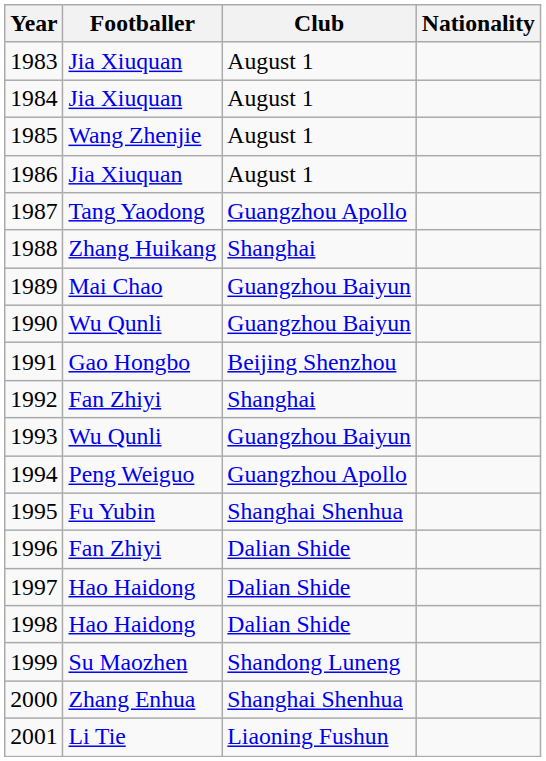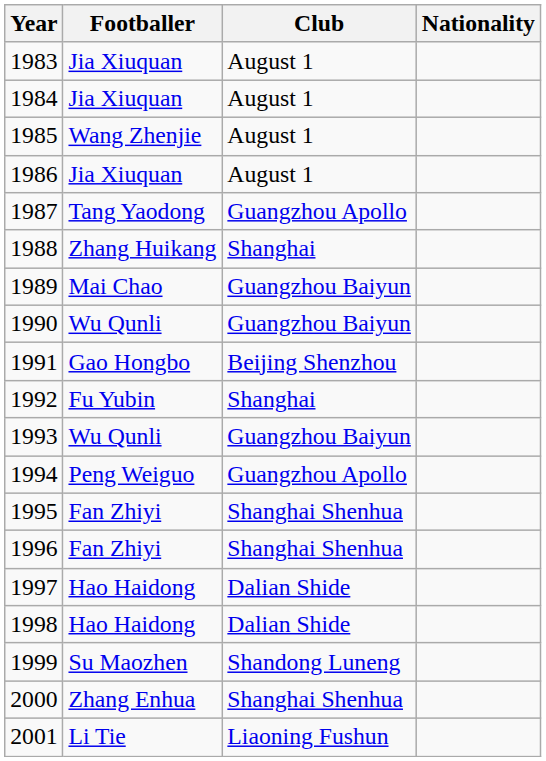(115, 398) Fan Zhiyi -> (112, 398) Fu Yubin
(112, 511) Fu Yubin -> (115, 511) Fan Zhiyi
(289, 549) Dalian Shide -> (315, 549) Shanghai Shenhua
